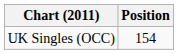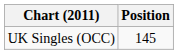(146, 37) 154 -> (146, 37) 145
